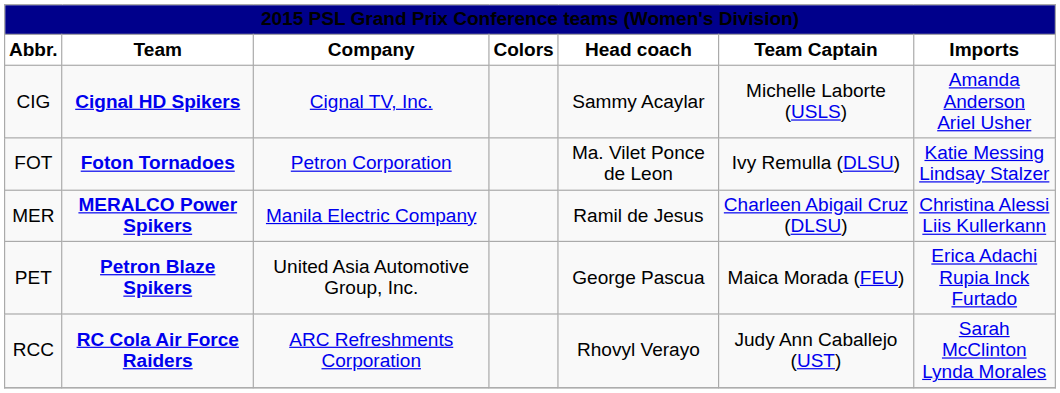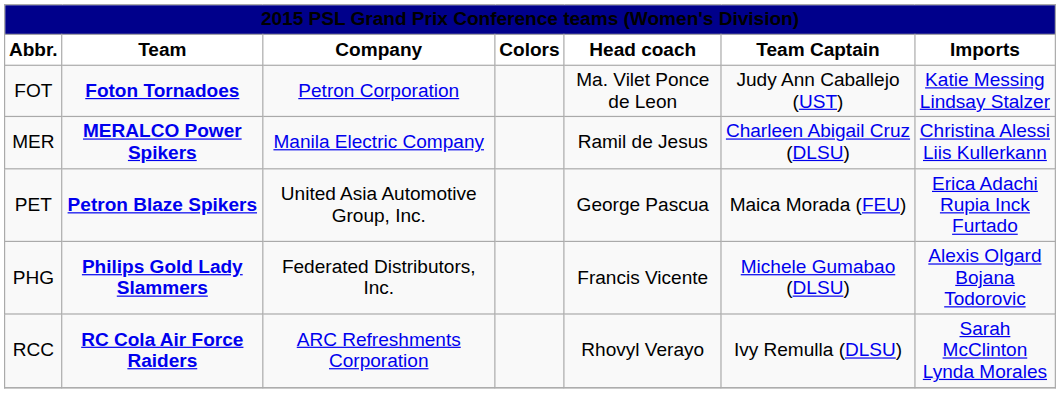- row: (33, 101)
(816, 163) Ivy Remulla (DLSU) -> (818, 90) Judy Ann Caballejo (UST)
+ row: (33, 277)
(816, 350) Judy Ann Caballejo (UST) -> (818, 350) Ivy Remulla (DLSU)
